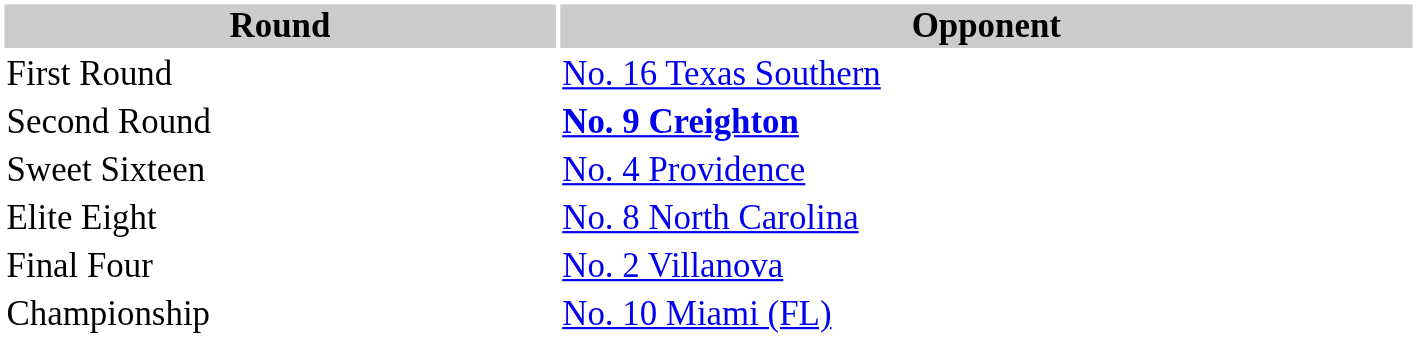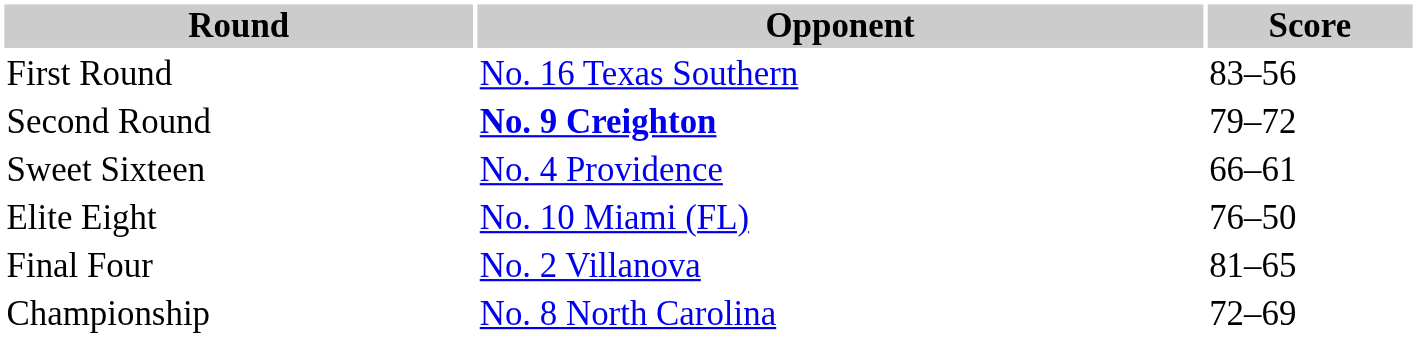+ column: (1310, 25)
(710, 217) No. 8 North Carolina -> (614, 217) No. 10 Miami (FL)
(697, 313) No. 10 Miami (FL) -> (628, 313) No. 8 North Carolina
